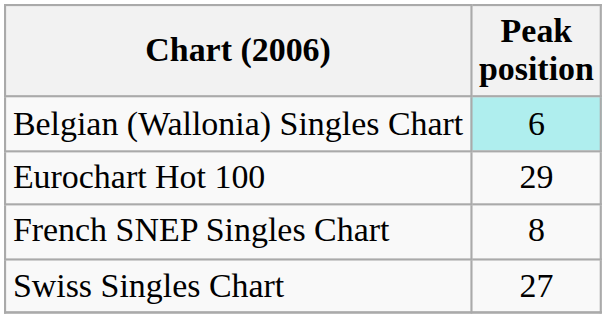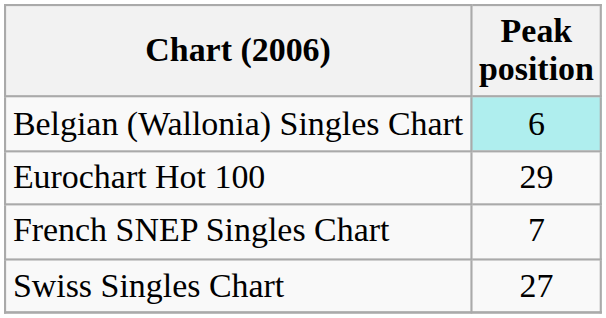(536, 230) 8 -> (536, 230) 7
